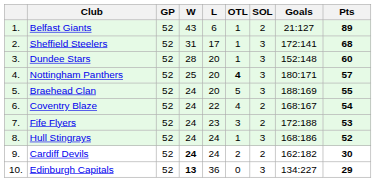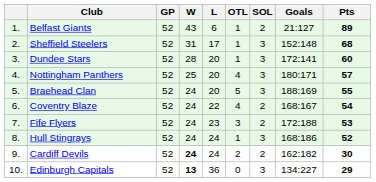(299, 43) 172:141 -> (299, 43) 152:148
(299, 59) 152:148 -> (299, 59) 172:141
(238, 75) bold -> (238, 75) normal
